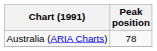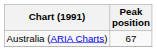(131, 38) 78 -> (131, 38) 67
